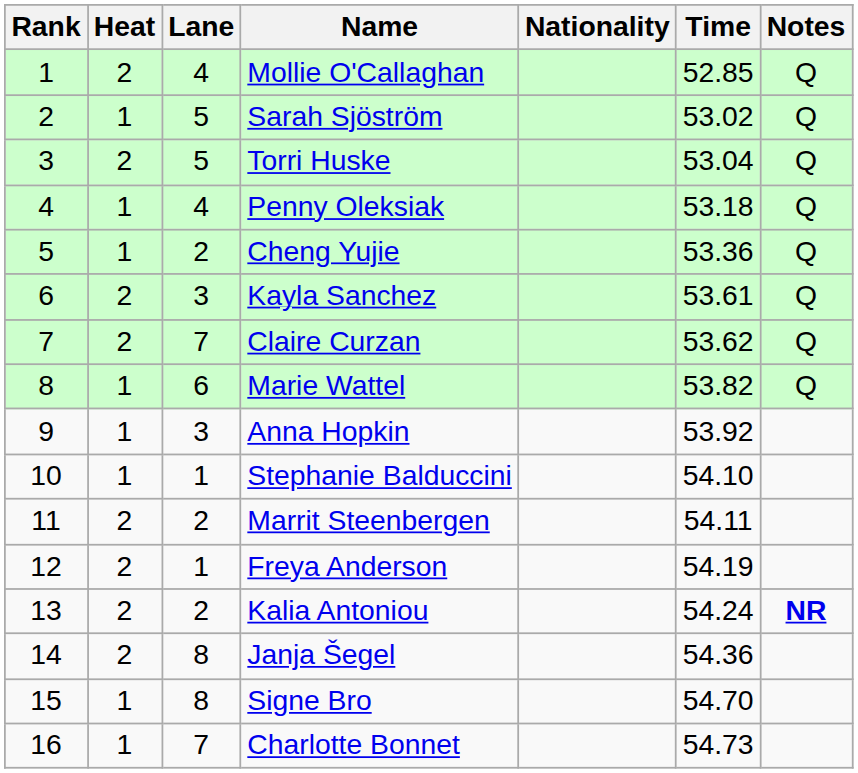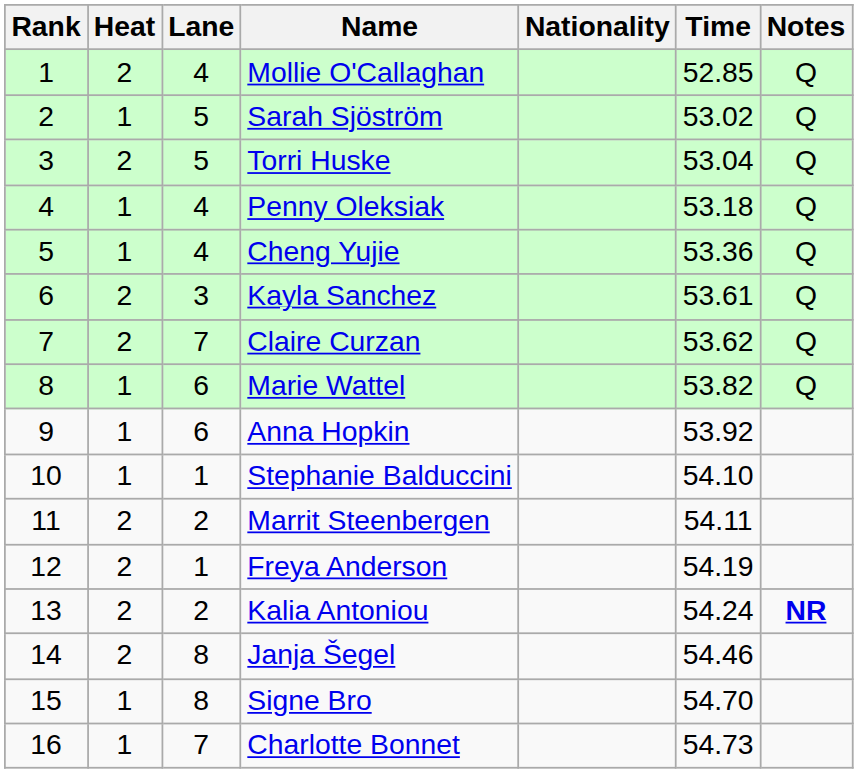(201, 251) 2 -> (201, 251) 4
(201, 431) 3 -> (201, 431) 6
(718, 655) 54.36 -> (718, 655) 54.46
